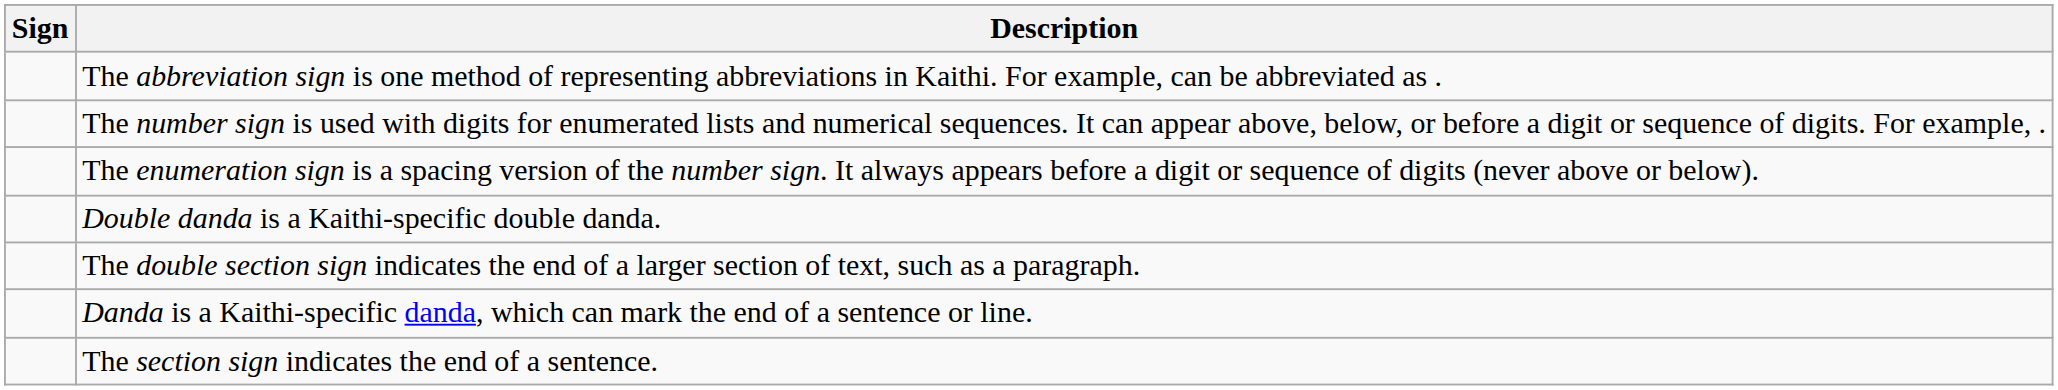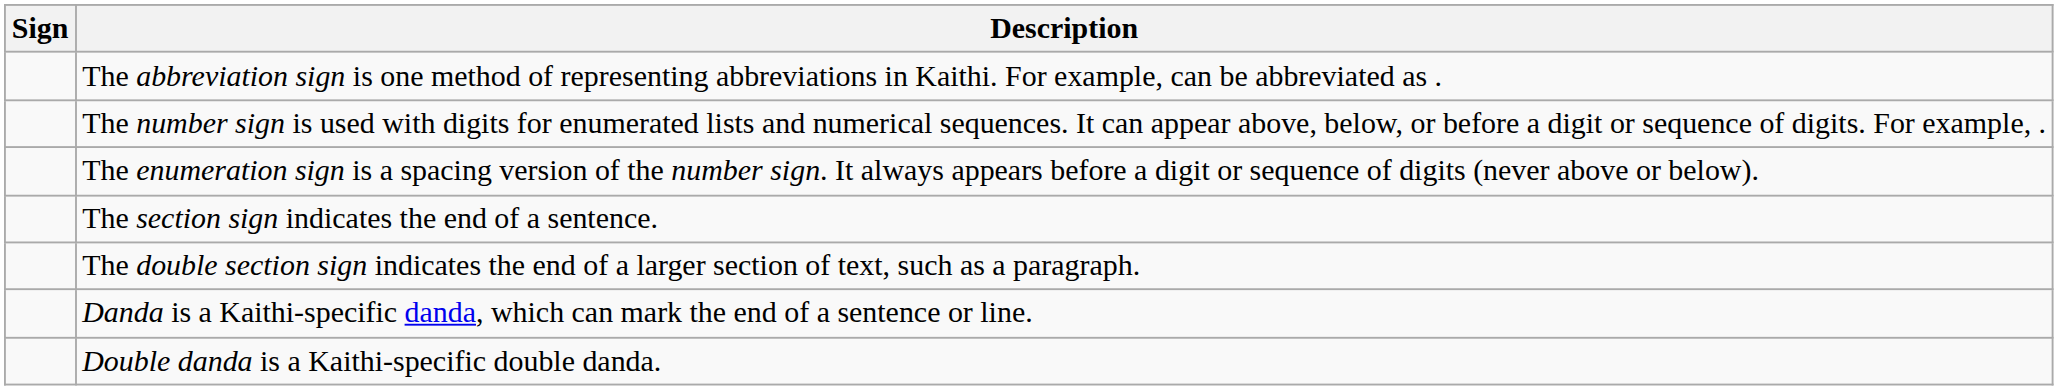rows swapped: (370, 360) <-> (372, 218)
